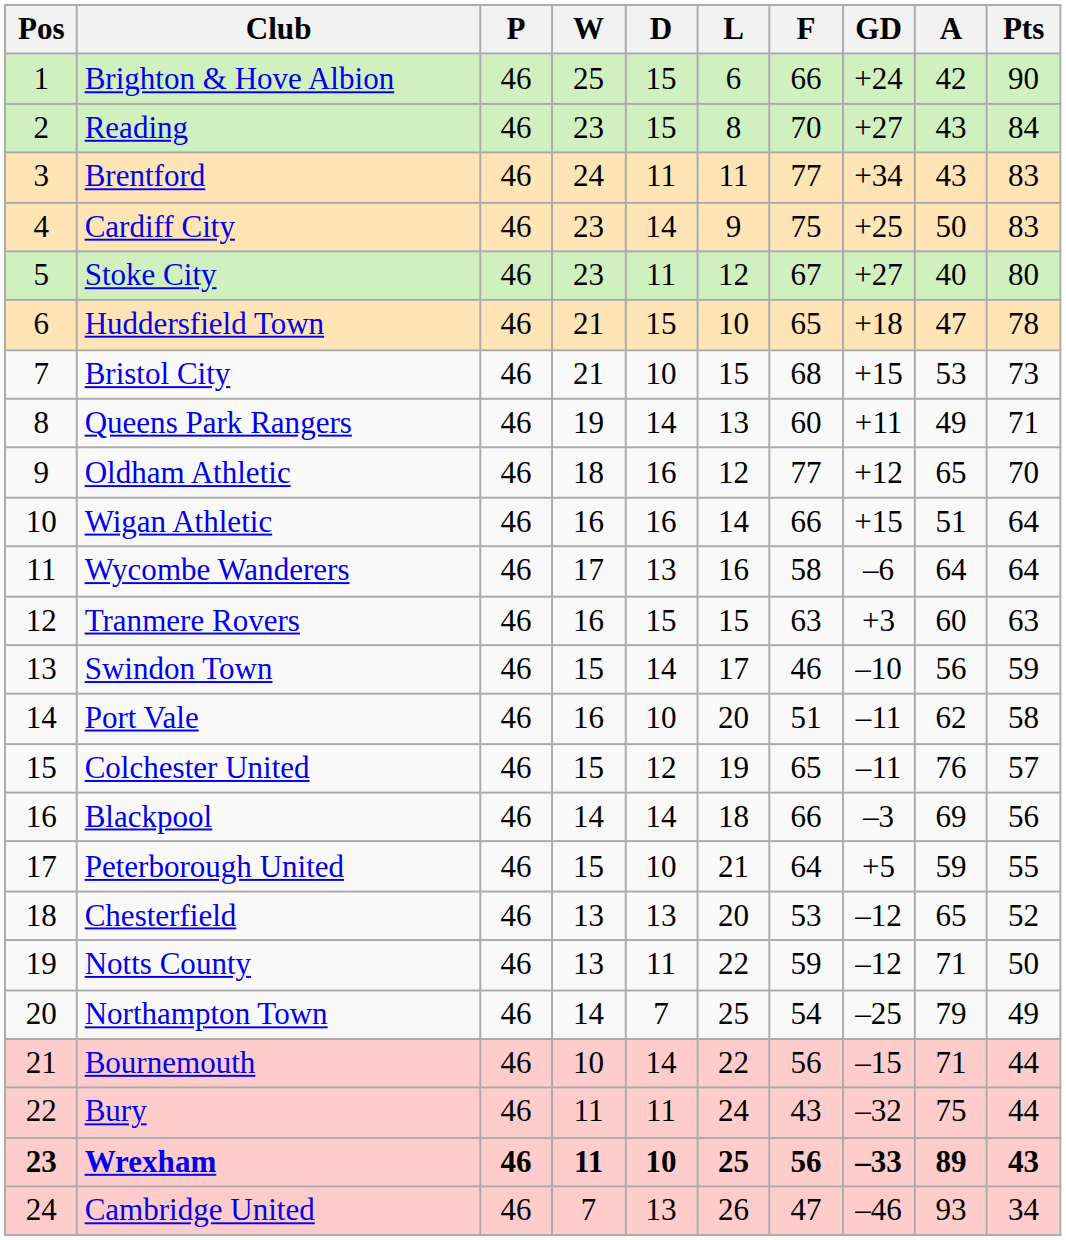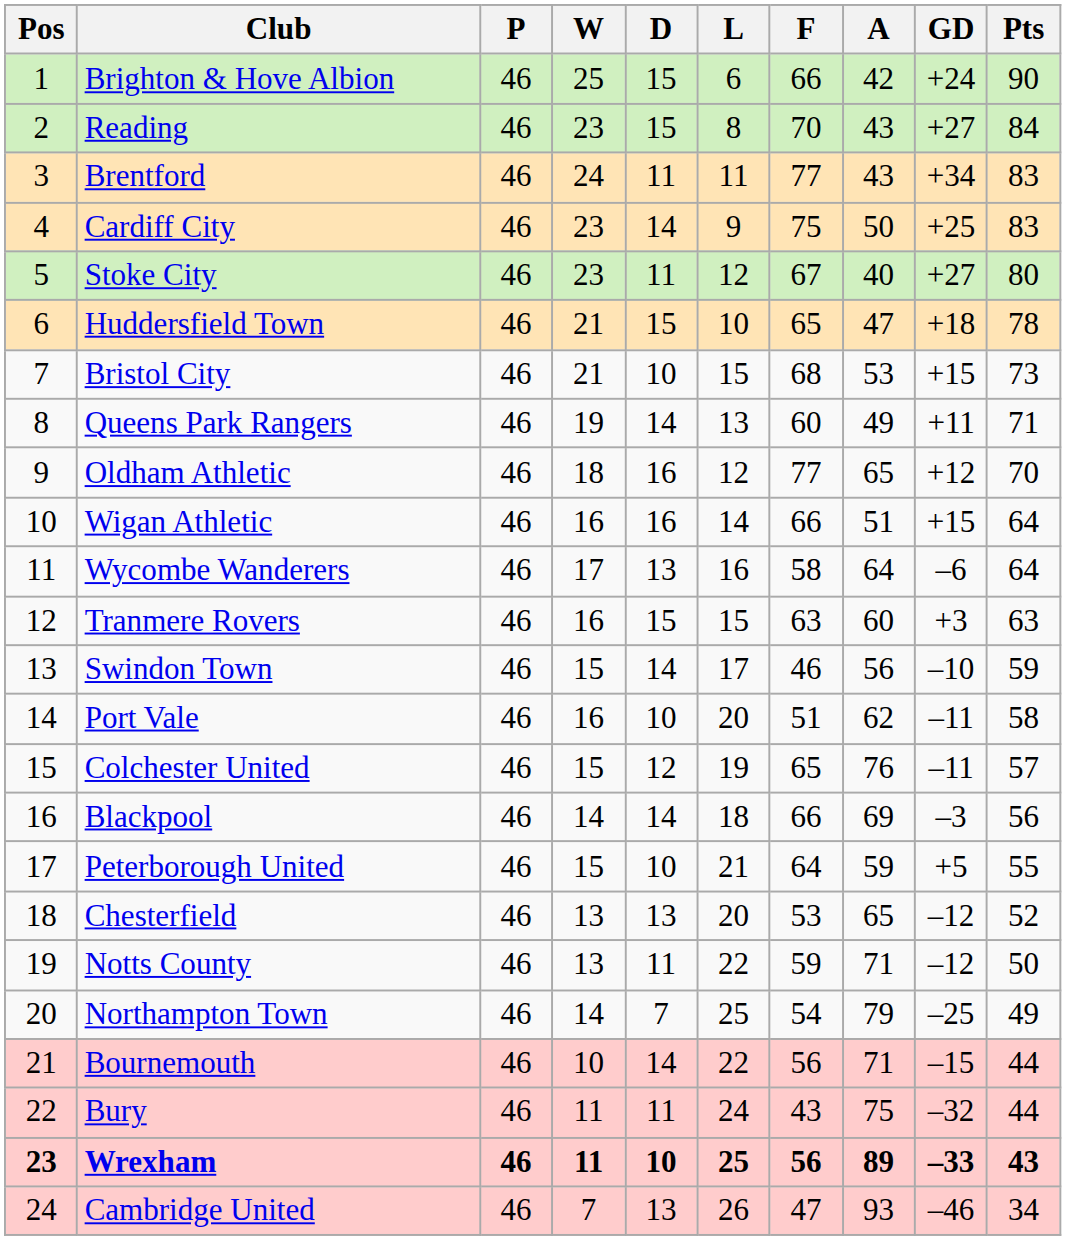columns swapped: (951, 29) <-> (879, 29)
